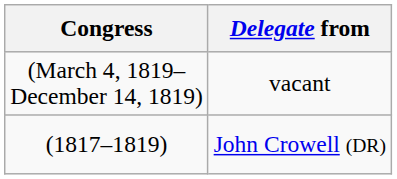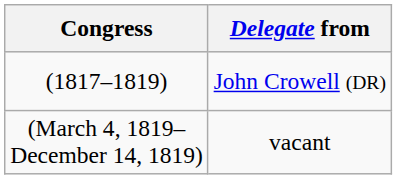rows swapped: (106, 144) <-> (106, 83)
